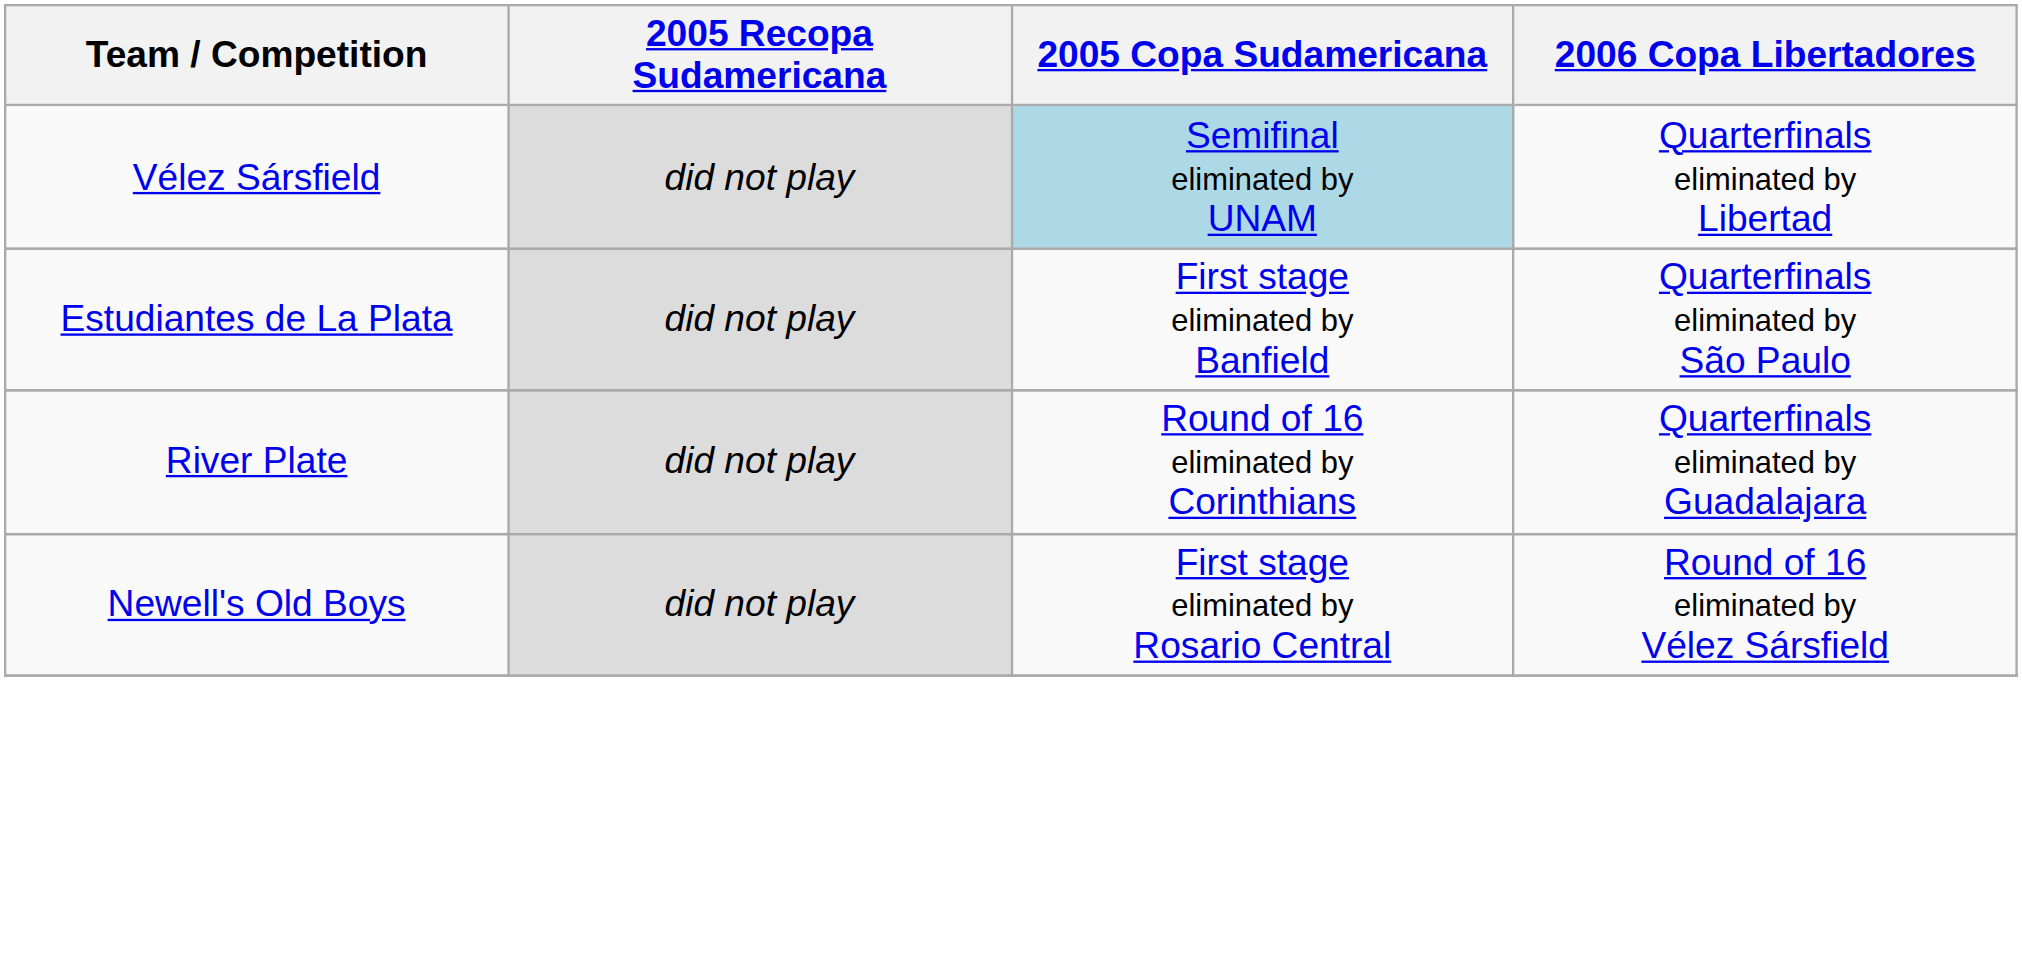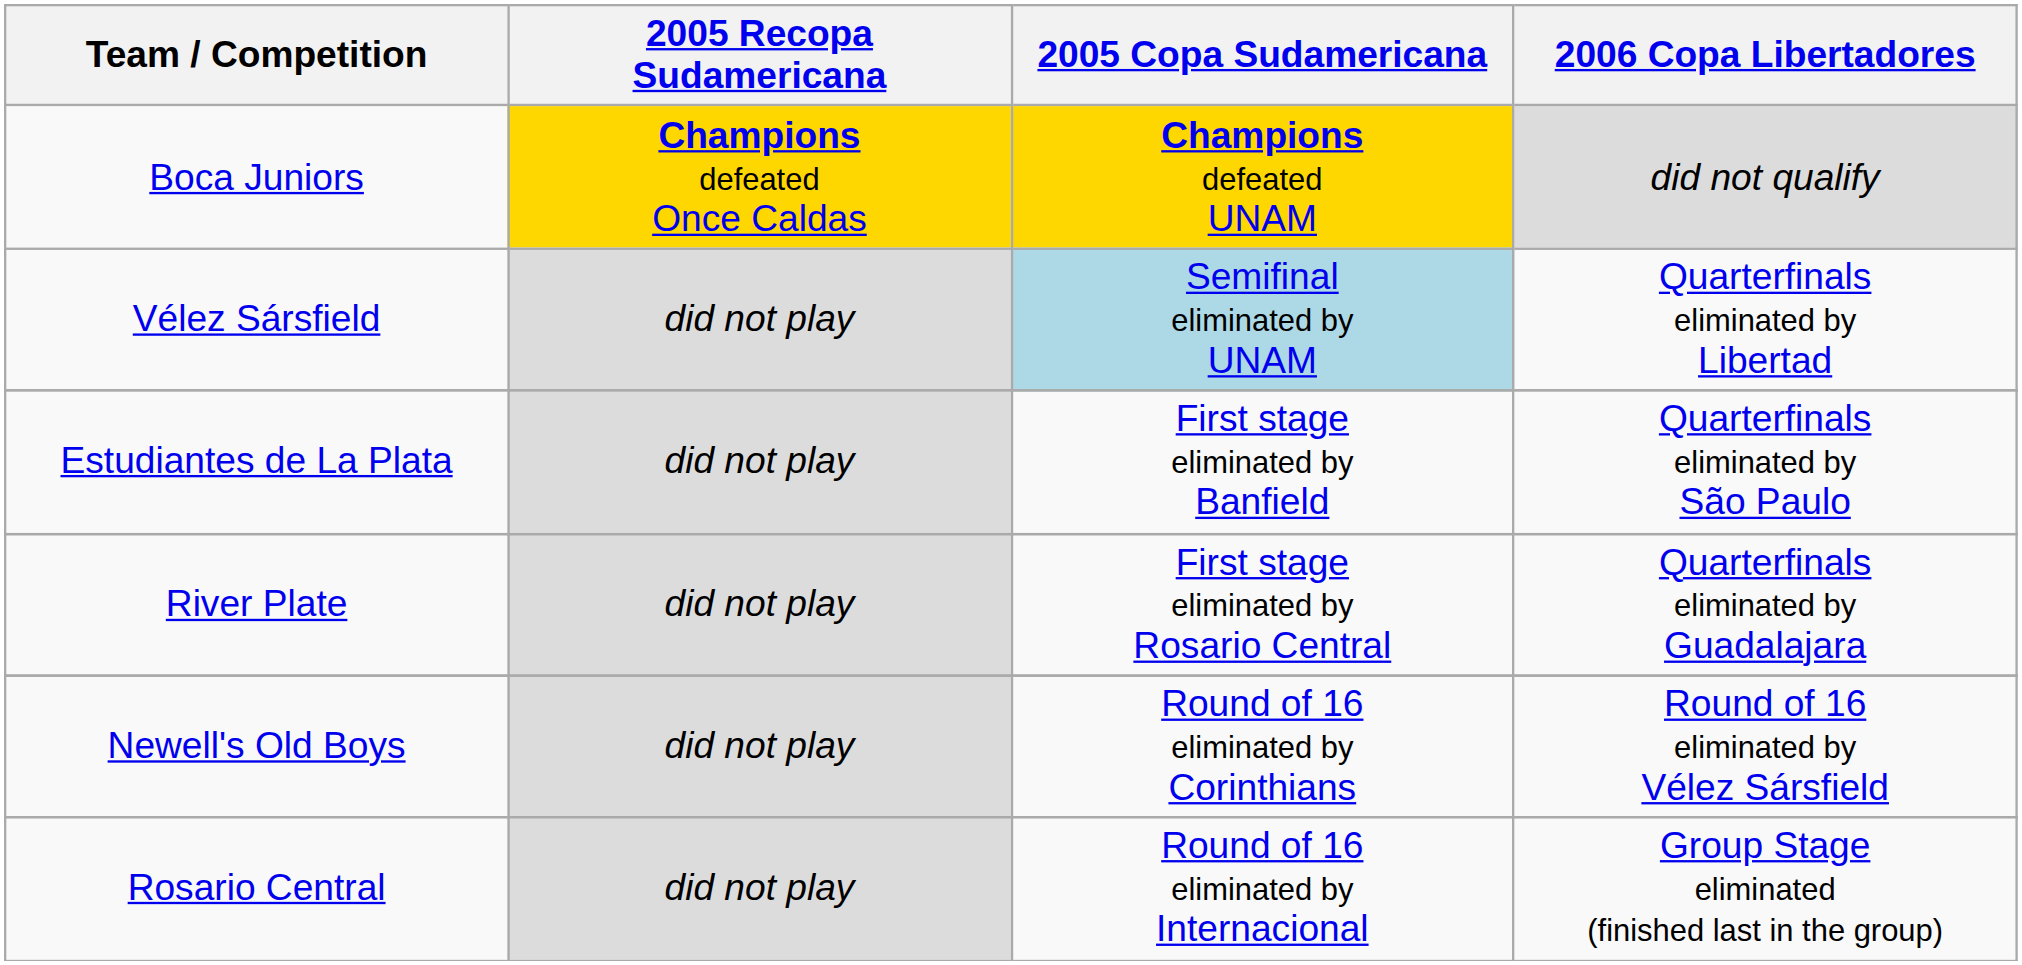+ row: (257, 176)
(1262, 461) Round of 16 eliminated by Corinthians -> (1262, 603) First stage eliminated by Rosario Central
(1262, 603) First stage eliminated by Rosario Central -> (1262, 745) Round of 16 eliminated by Corinthians
+ row: (257, 888)
